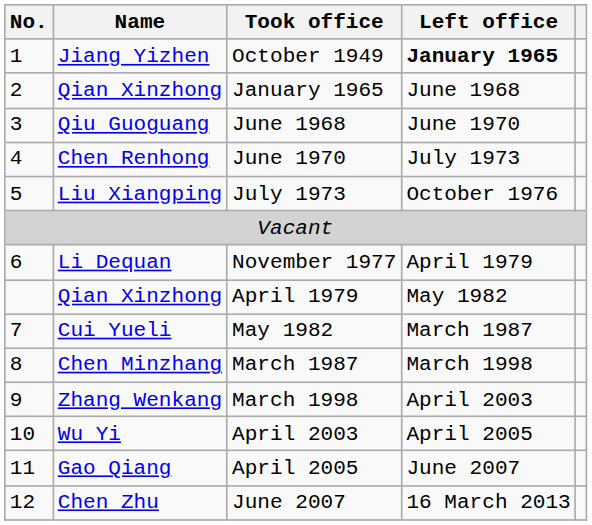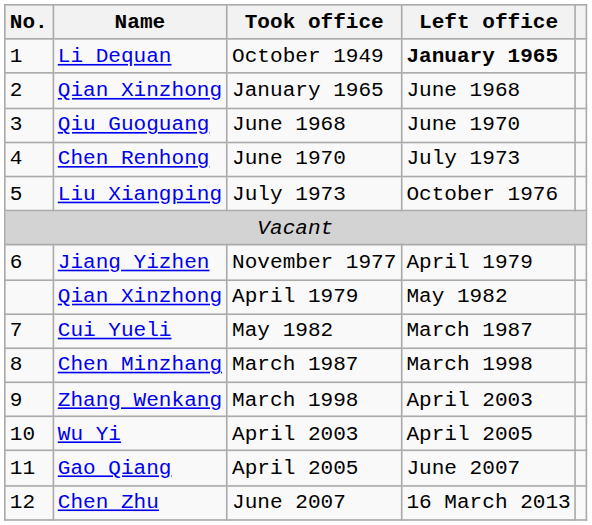(134, 56) Jiang Yizhen -> (115, 56) Li Dequan
(115, 262) Li Dequan -> (134, 262) Jiang Yizhen
